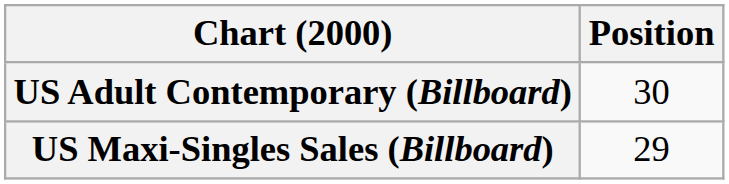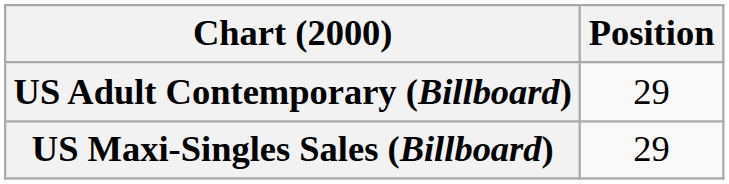(652, 91) 30 -> (652, 91) 29
